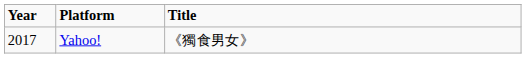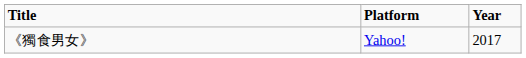columns swapped: (22, 15) <-> (182, 15)
